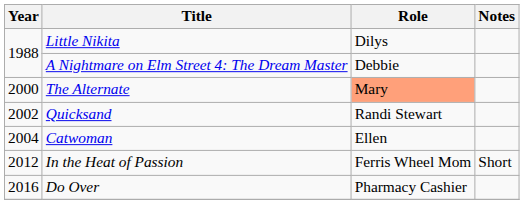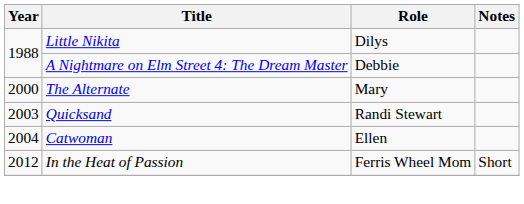(371, 89) lightsalmon background -> (371, 89) no background
(23, 114) 2002 -> (23, 114) 2003
- row: (72, 187)
